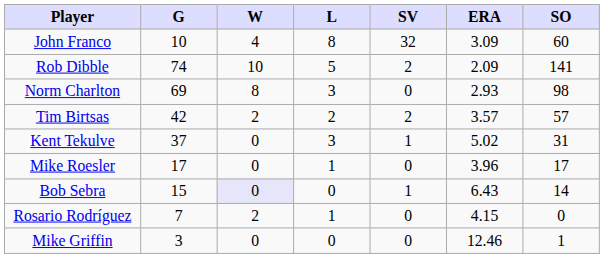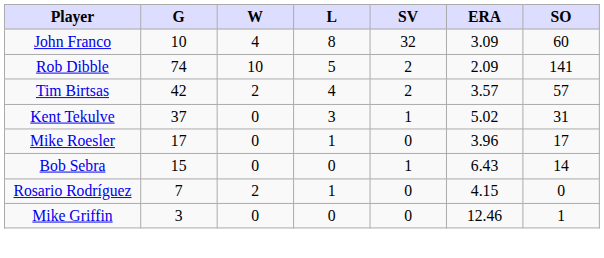- row: (72, 91)
(332, 116) 2 -> (332, 91) 4
(255, 191) lavender background -> (255, 166) no background
